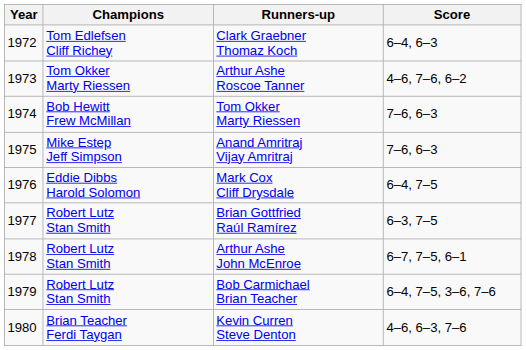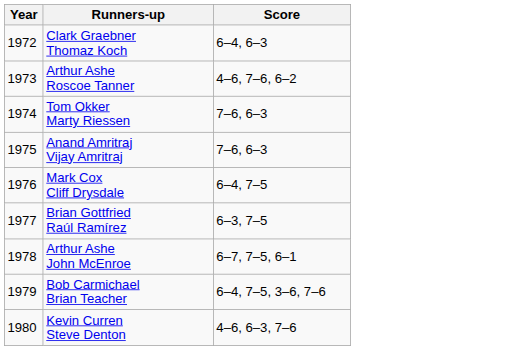- column: (128, 14)
